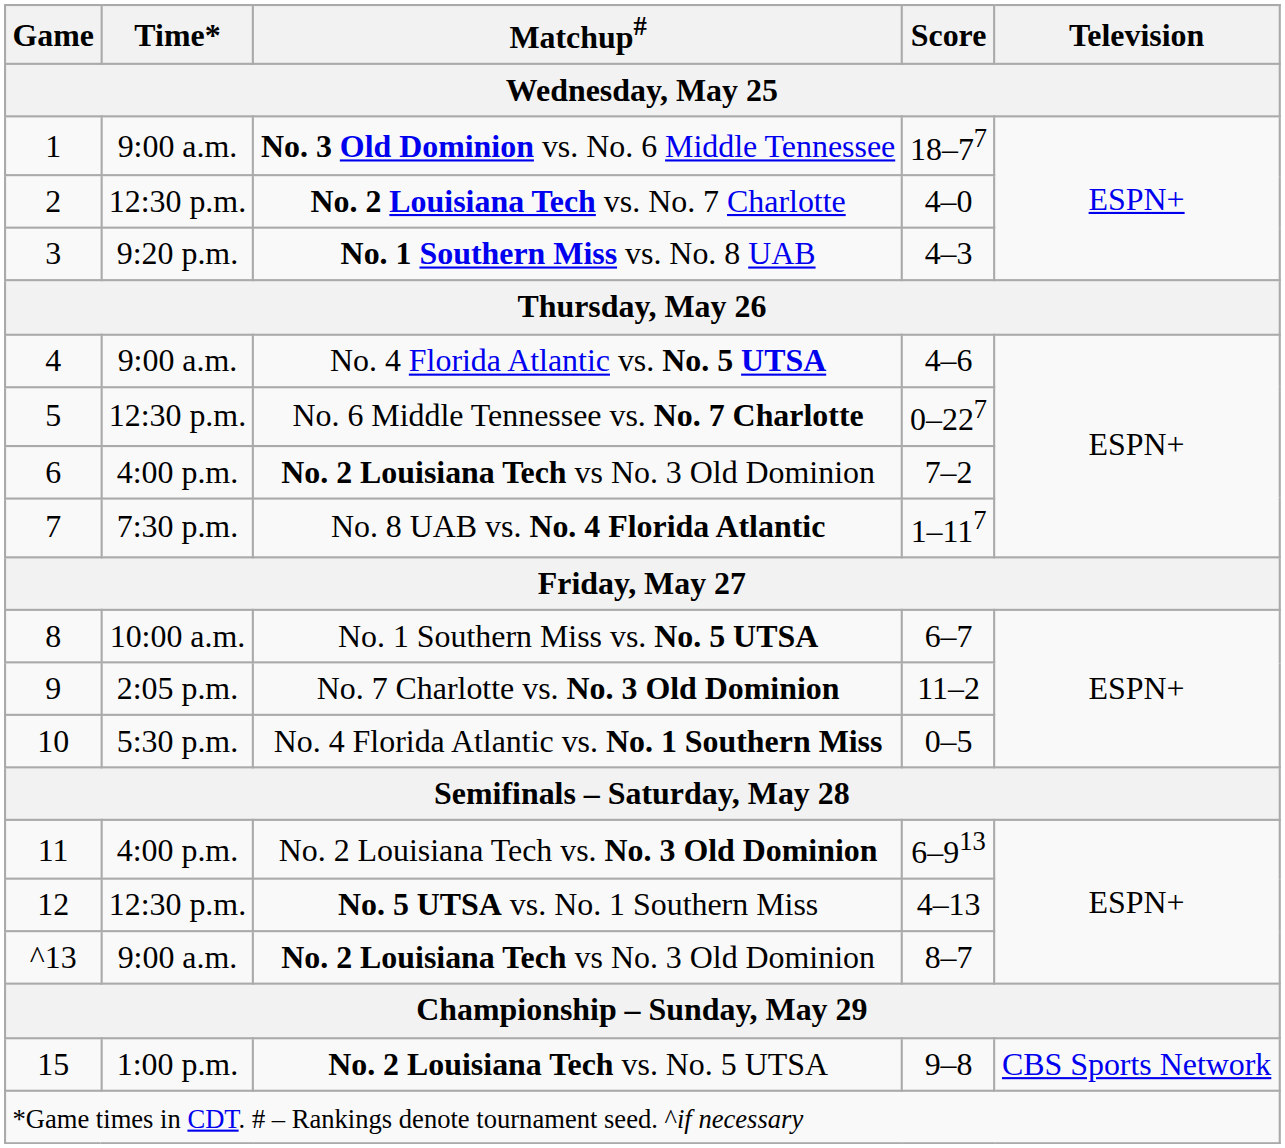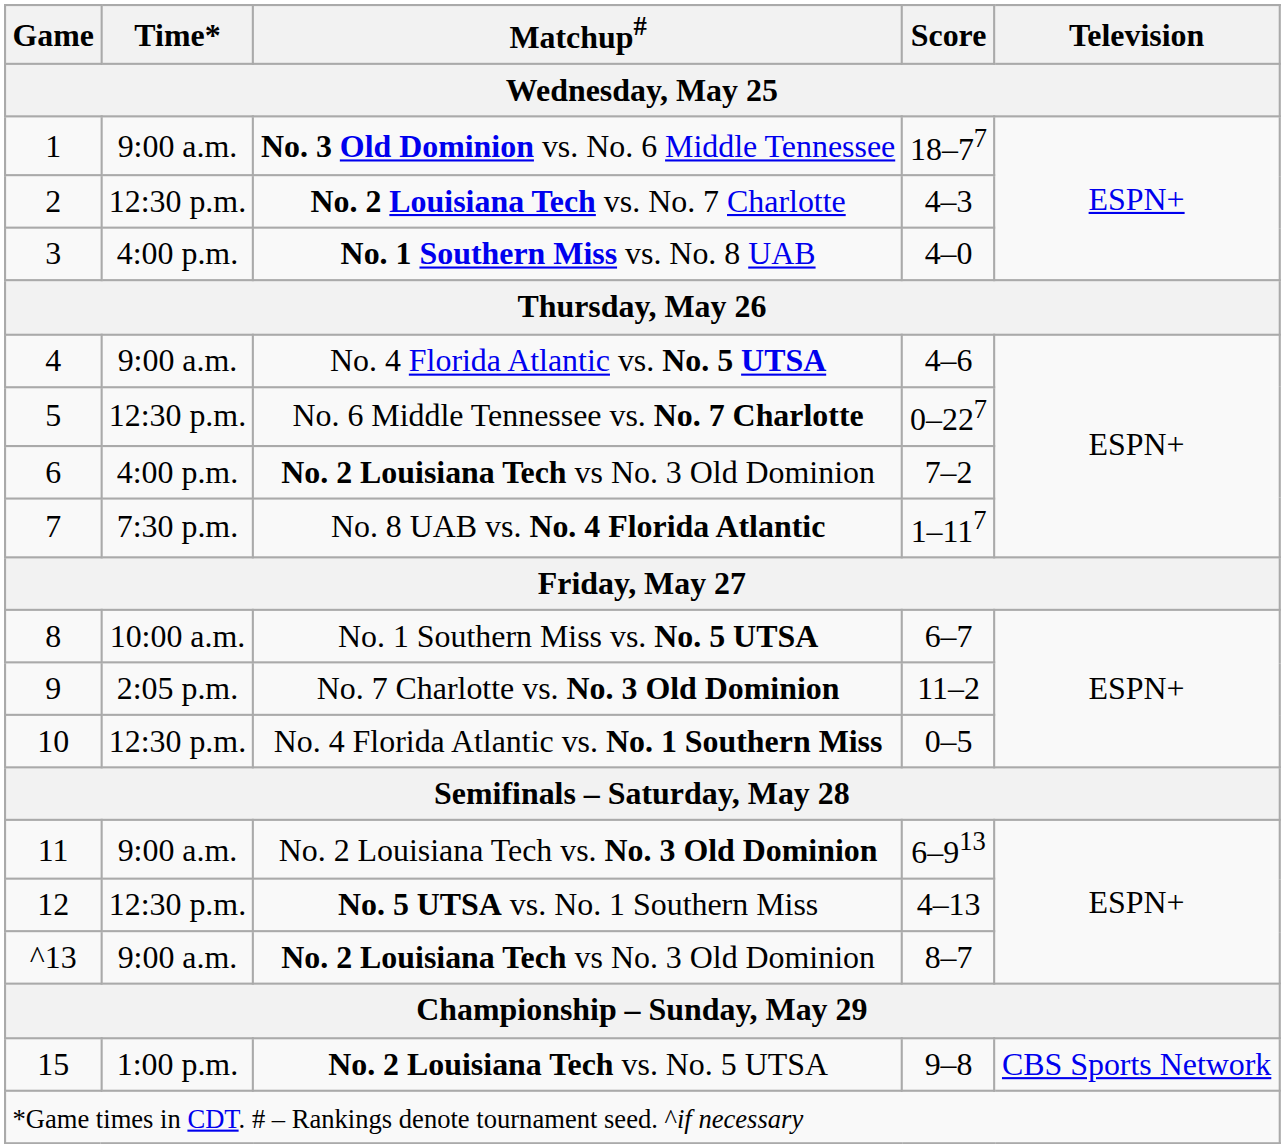(949, 201) 4–0 -> (949, 201) 4–3
(177, 254) 9:20 p.m. -> (177, 254) 4:00 p.m.
(949, 254) 4–3 -> (949, 254) 4–0
(177, 740) 5:30 p.m. -> (177, 740) 12:30 p.m.
(177, 849) 4:00 p.m. -> (177, 849) 9:00 a.m.
